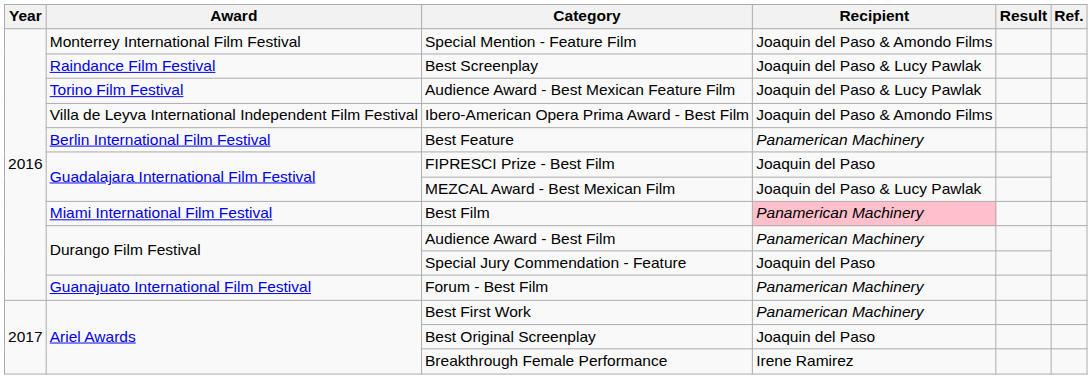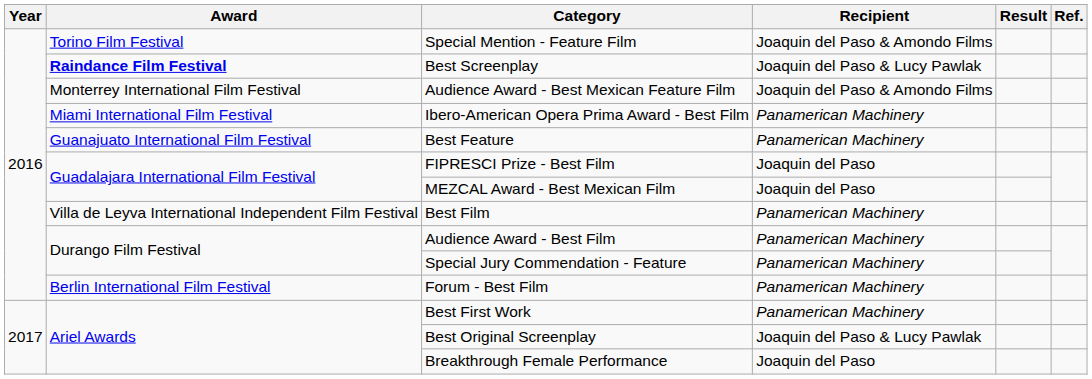(175, 41) Monterrey International Film Festival -> (117, 41) Torino Film Festival
(133, 66) normal -> (138, 66) bold
(117, 90) Torino Film Festival -> (175, 90) Monterrey International Film Festival
(869, 90) Joaquin del Paso & Lucy Pawlak -> (874, 90) Joaquin del Paso & Amondo Films
(234, 115) Villa de Leyva International Independent Film Festival -> (161, 115) Miami International Film Festival
(874, 115) Joaquin del Paso & Amondo Films -> (840, 115) Panamerican Machinery
(160, 139) Berlin International Film Festival -> (180, 139) Guanajuato International Film Festival
(869, 189) Joaquin del Paso & Lucy Pawlak -> (816, 189) Joaquin del Paso
(161, 213) Miami International Film Festival -> (234, 213) Villa de Leyva International Independent Film Festival
(840, 213) pink background -> (840, 213) no background
(816, 262) Joaquin del Paso -> (840, 262) Panamerican Machinery
(180, 287) Guanajuato International Film Festival -> (160, 287) Berlin International Film Festival
(816, 336) Joaquin del Paso -> (869, 336) Joaquin del Paso & Lucy Pawlak
(805, 361) Irene Ramirez -> (816, 361) Joaquin del Paso
